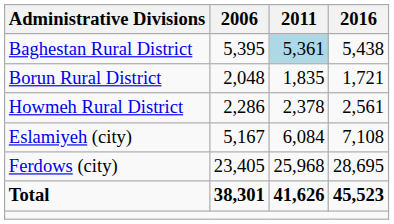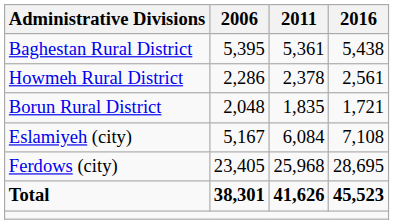(304, 48) lightblue background -> (304, 48) no background
rows swapped: (85, 78) <-> (96, 107)
